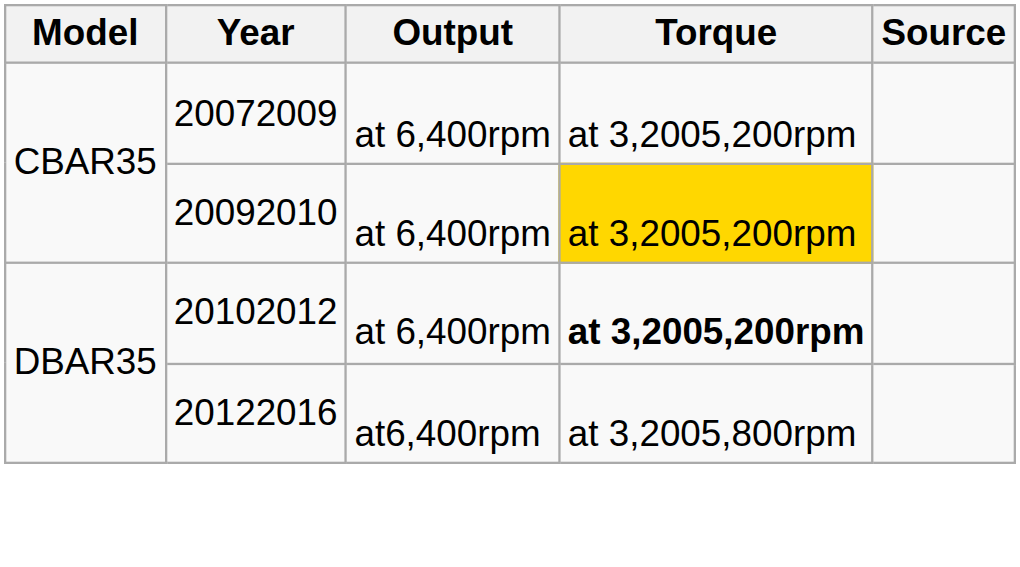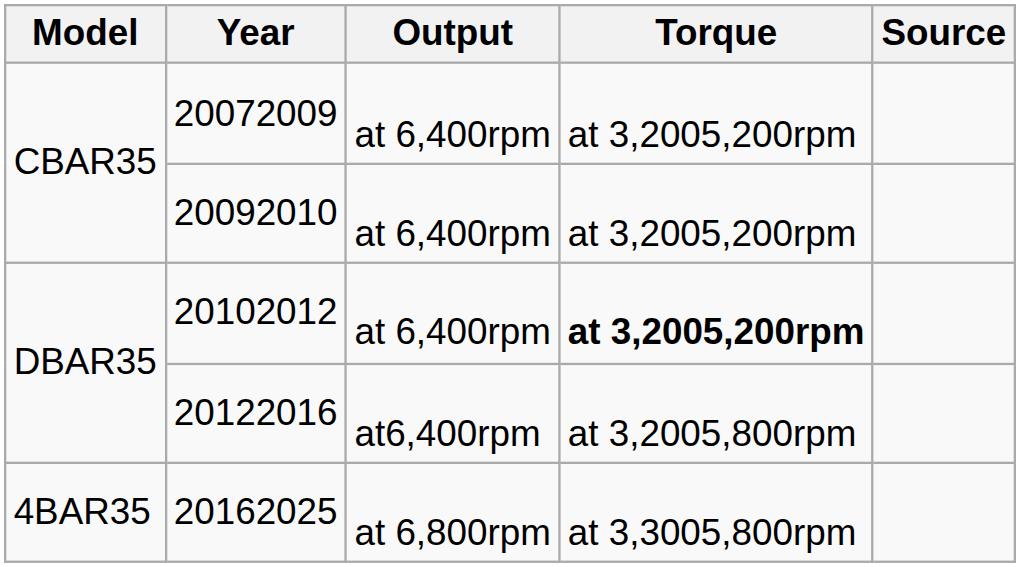(712, 233) gold background -> (712, 233) no background
+ row: (256, 511)
